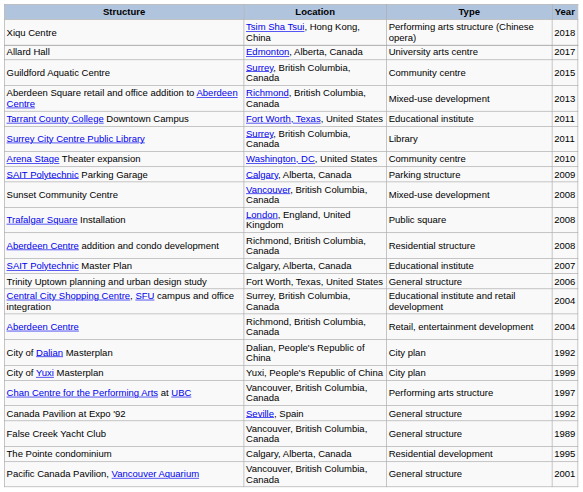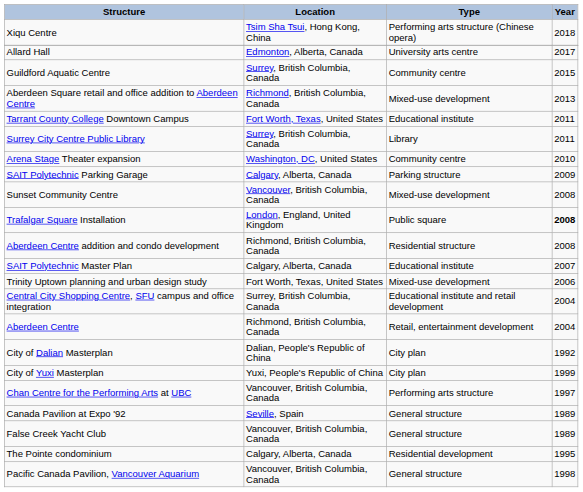(565, 220) normal -> (565, 220) bold
(425, 281) General structure -> (439, 281) Mixed-use development
(565, 414) 1992 -> (565, 414) 1989
(565, 475) 2001 -> (565, 475) 1998
